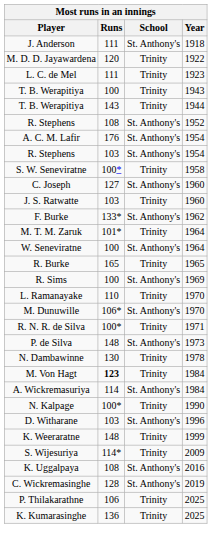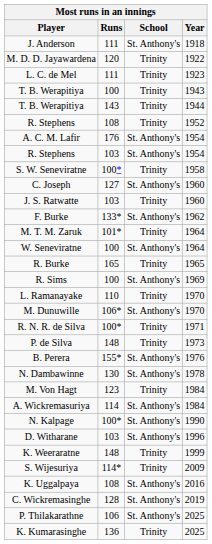(154, 122) St. Anthony's -> (154, 122) Trinity
(154, 342) St. Anthony's -> (154, 342) Trinity
+ row: (51, 358)
(154, 358) Trinity -> (154, 374) St. Anthony's
(111, 374) bold -> (111, 389) normal
(154, 405) Trinity -> (154, 421) St. Anthony's
(154, 500) Trinity -> (154, 515) St. Anthony's
